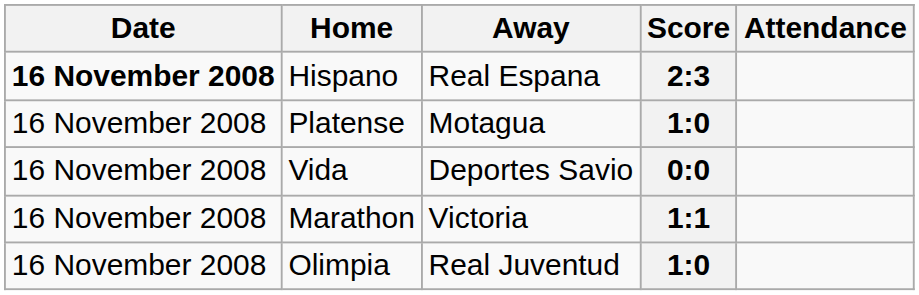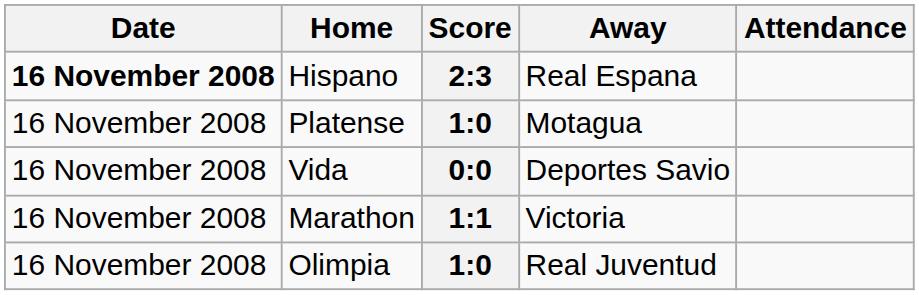columns swapped: (689, 28) <-> (531, 28)
